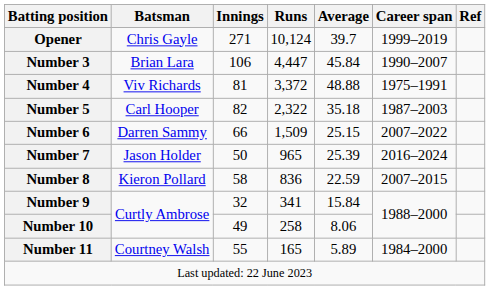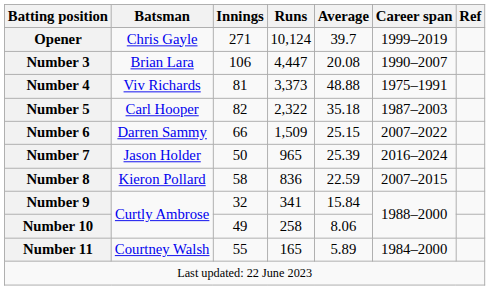(343, 62) 45.84 -> (343, 62) 20.08
(291, 86) 3,372 -> (291, 86) 3,373
